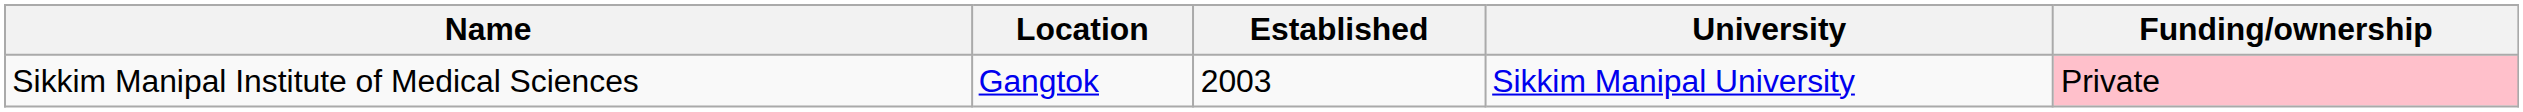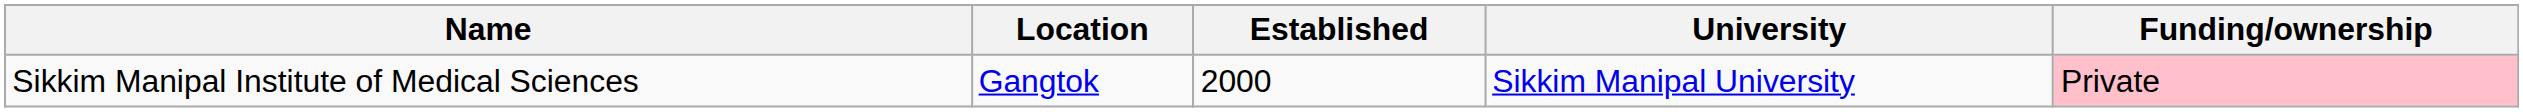(1236, 80) 2003 -> (1236, 80) 2000
